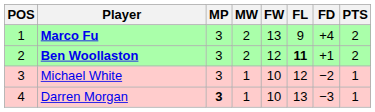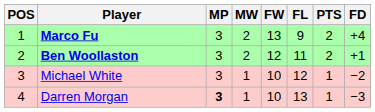columns swapped: (327, 14) <-> (355, 14)
(300, 55) bold -> (300, 55) normal
